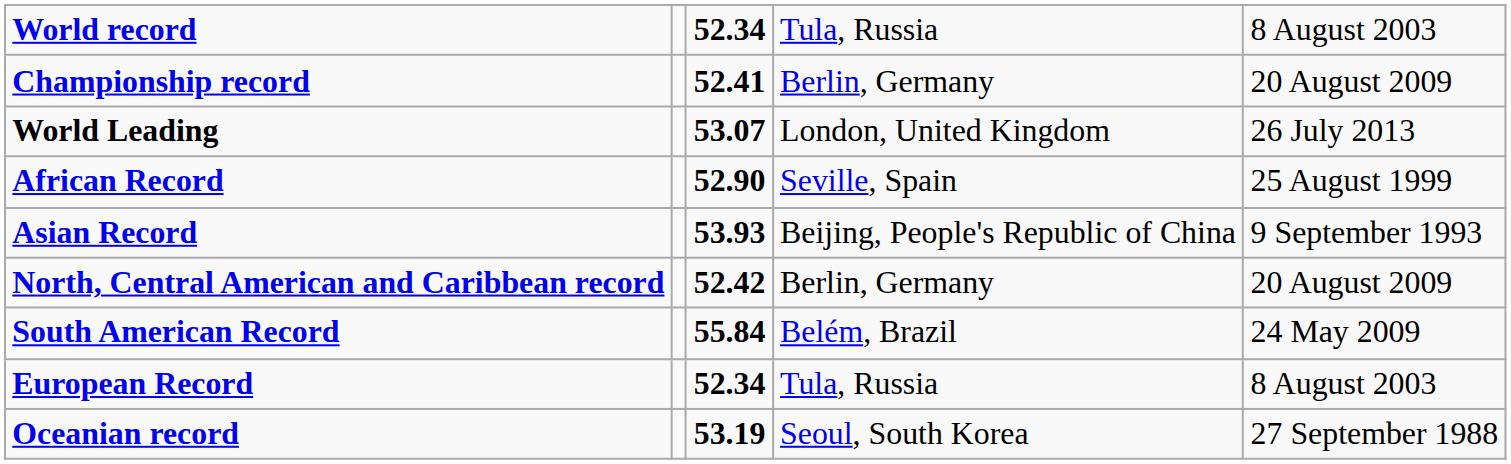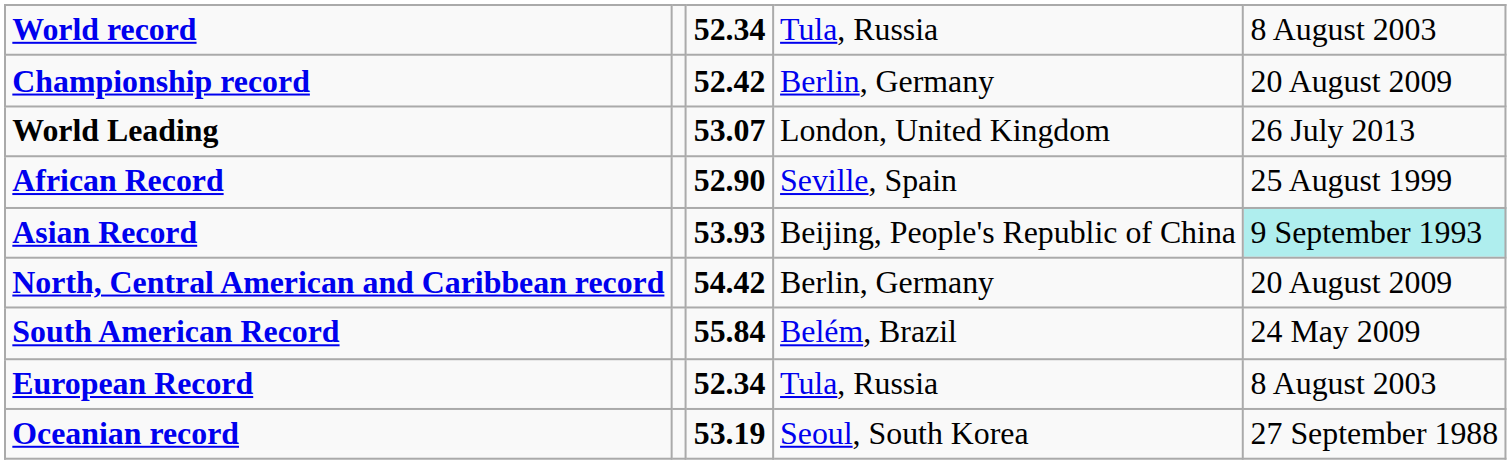(730, 80) 52.41 -> (730, 80) 52.42
(1366, 231) no background -> (1366, 231) paleturquoise background
(730, 282) 52.42 -> (730, 282) 54.42
